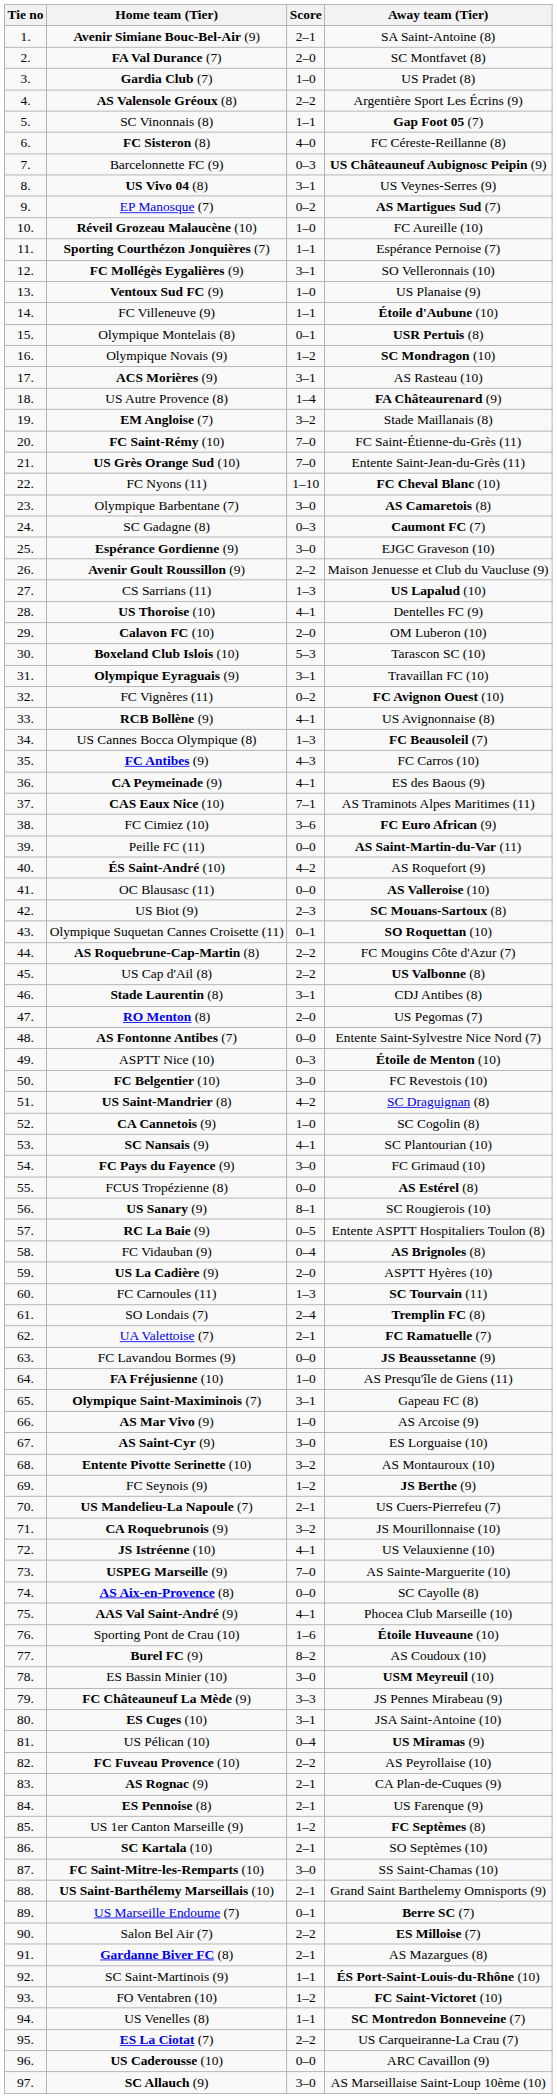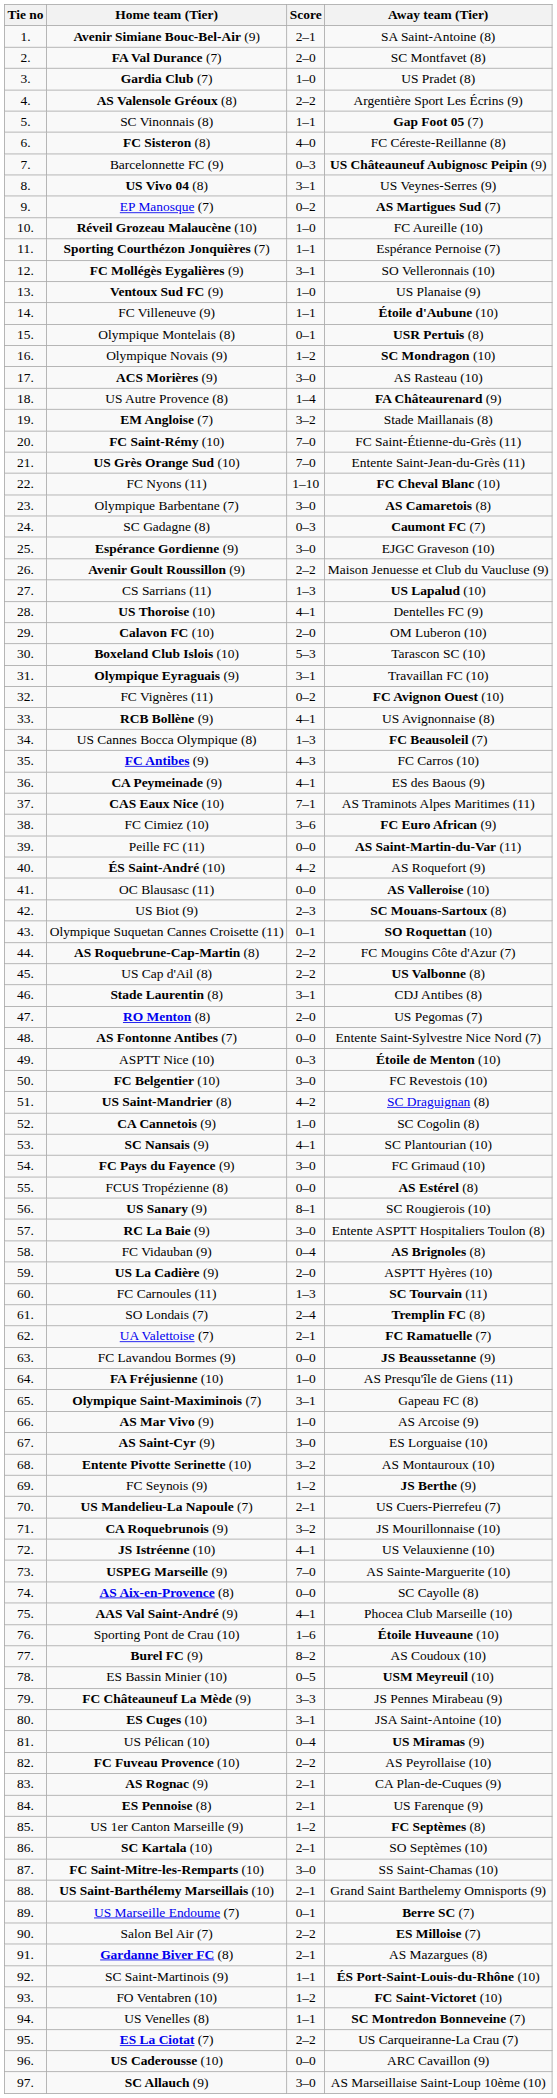(306, 377) 3–1 -> (306, 377) 3–0
(306, 1230) 0–5 -> (306, 1230) 3–0
(306, 1677) 3–0 -> (306, 1677) 0–5
